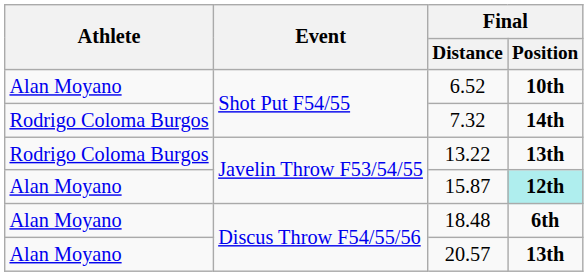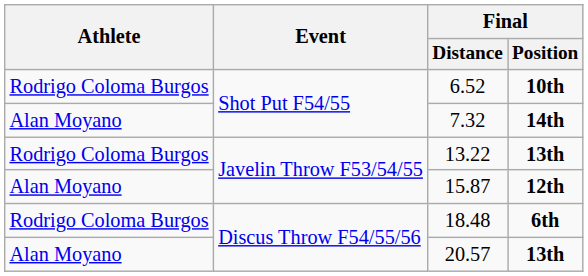(66, 86) Alan Moyano -> (109, 86) Rodrigo Coloma Burgos
(109, 120) Rodrigo Coloma Burgos -> (66, 120) Alan Moyano
(545, 187) paleturquoise background -> (545, 187) no background
(66, 220) Alan Moyano -> (109, 220) Rodrigo Coloma Burgos
